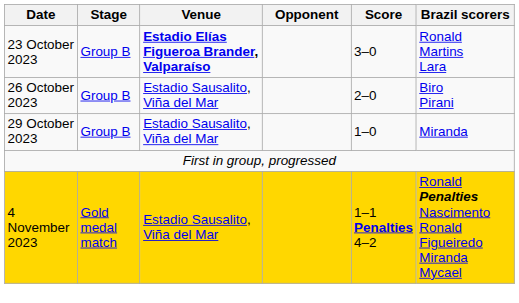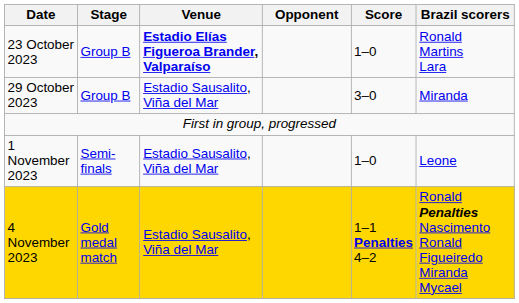(365, 51) 3–0 -> (365, 51) 1–0
- row: (41, 95)
(365, 132) 1–0 -> (365, 95) 3–0
+ row: (39, 160)
